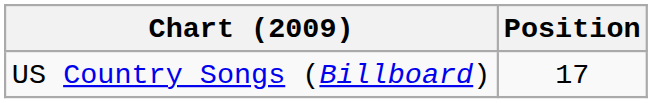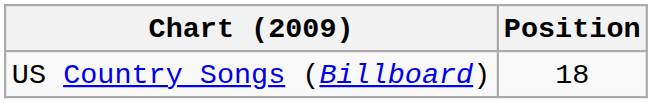(572, 75) 17 -> (572, 75) 18
